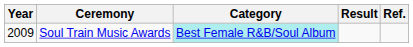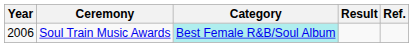(20, 33) 2009 -> (20, 33) 2006
